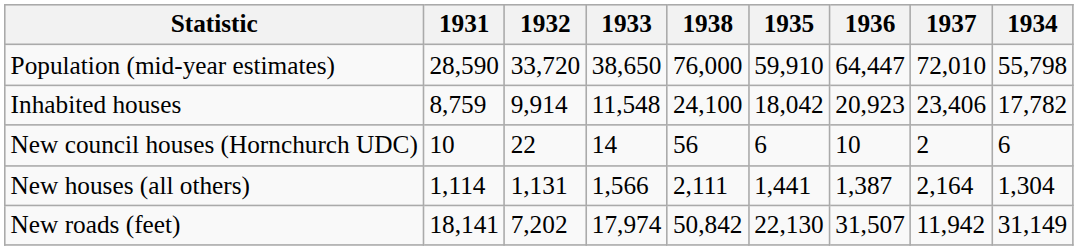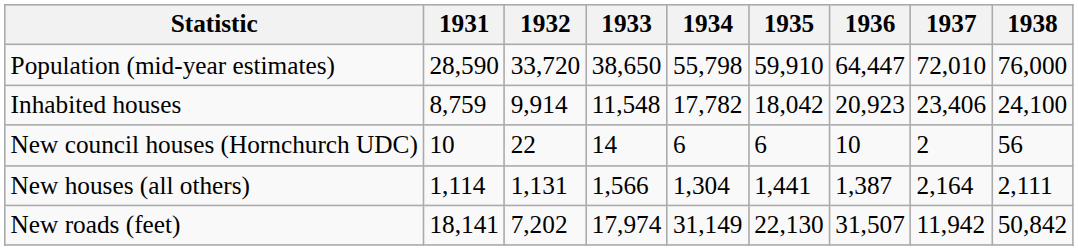columns swapped: (1032, 24) <-> (708, 24)
